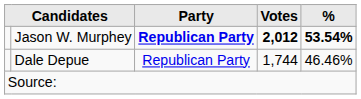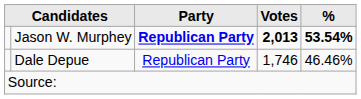(280, 38) 2,012 -> (280, 38) 2,013
(280, 60) 1,744 -> (280, 60) 1,746
